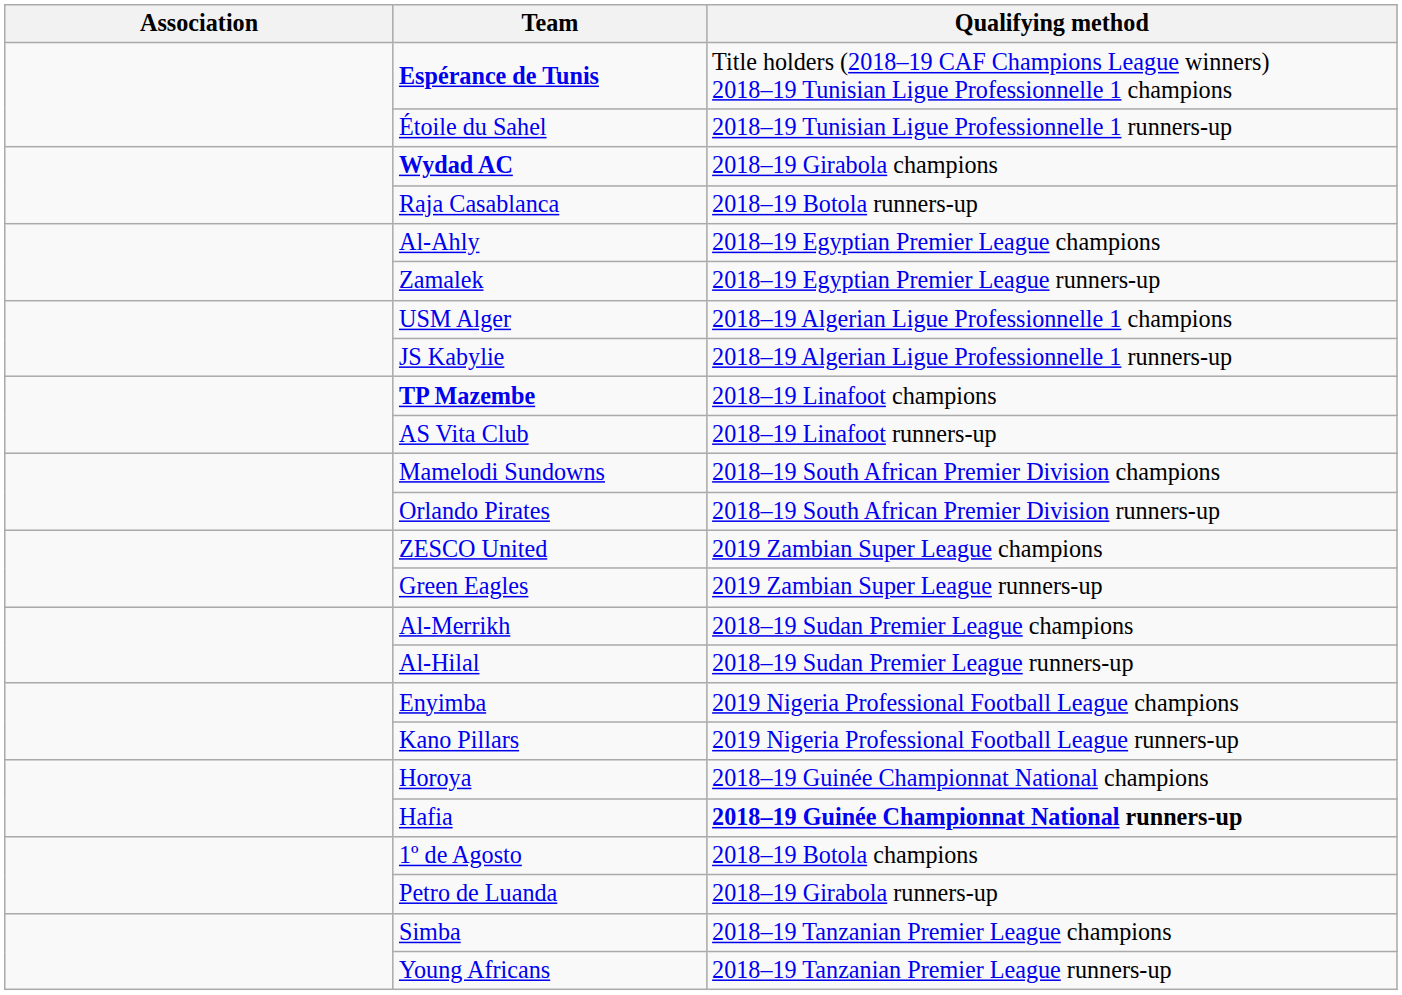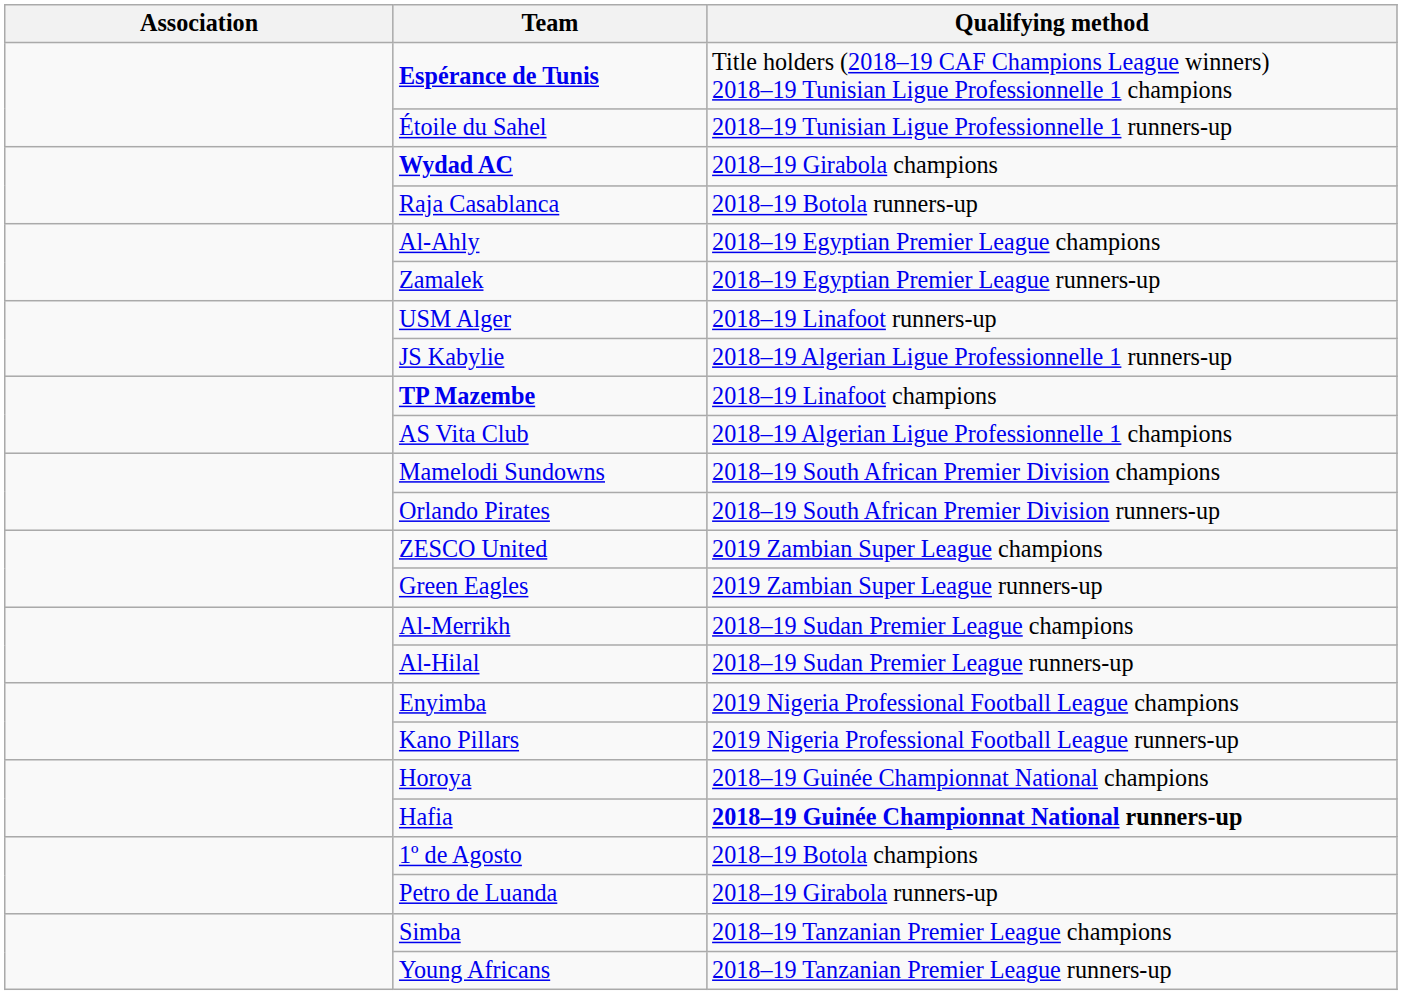(972, 319) 2018–19 Algerian Ligue Professionnelle 1 champions -> (854, 319) 2018–19 Linafoot runners-up
(854, 434) 2018–19 Linafoot runners-up -> (972, 434) 2018–19 Algerian Ligue Professionnelle 1 champions
